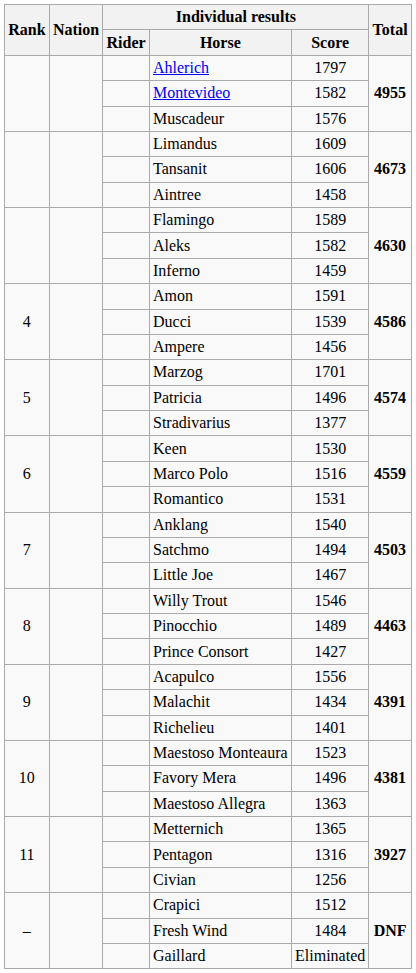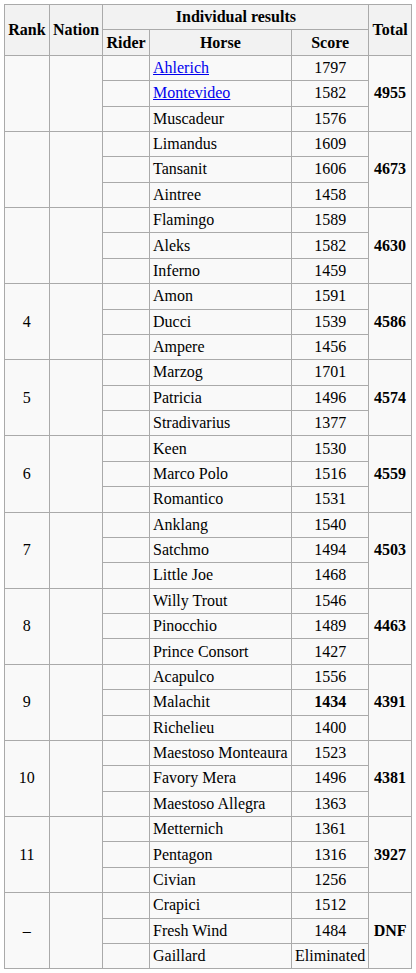(330, 575) 1467 -> (330, 575) 1468
(330, 702) normal -> (330, 702) bold
(330, 727) 1401 -> (330, 727) 1400
(330, 829) 1365 -> (330, 829) 1361
